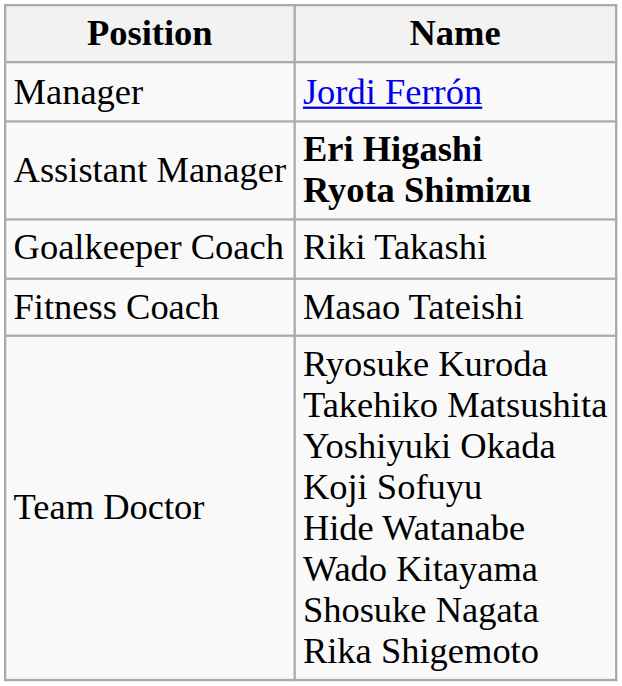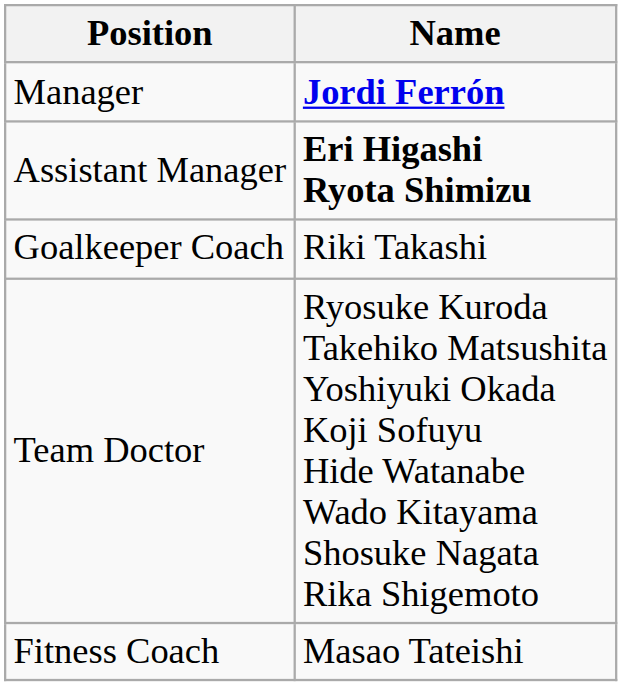(393, 91) normal -> (404, 91) bold
rows swapped: (116, 305) <-> (109, 507)
